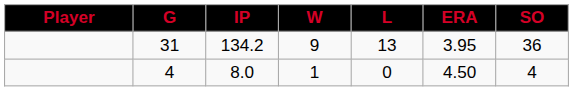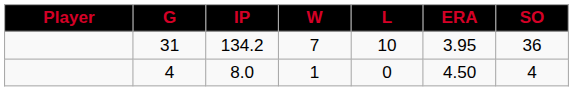(315, 45) 9 -> (315, 45) 7
(387, 45) 13 -> (387, 45) 10
